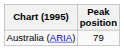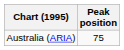(98, 38) 79 -> (98, 38) 75
